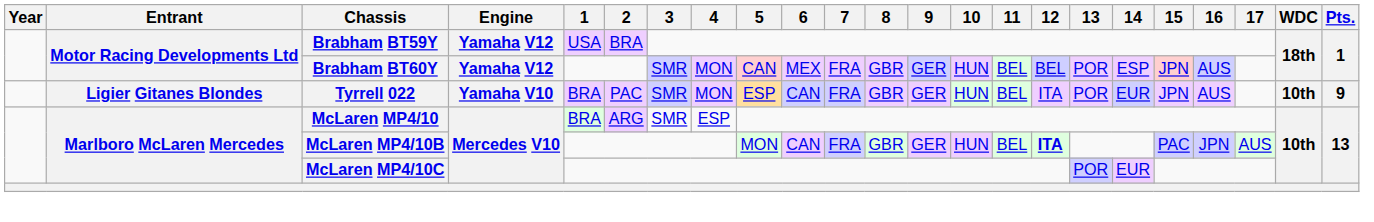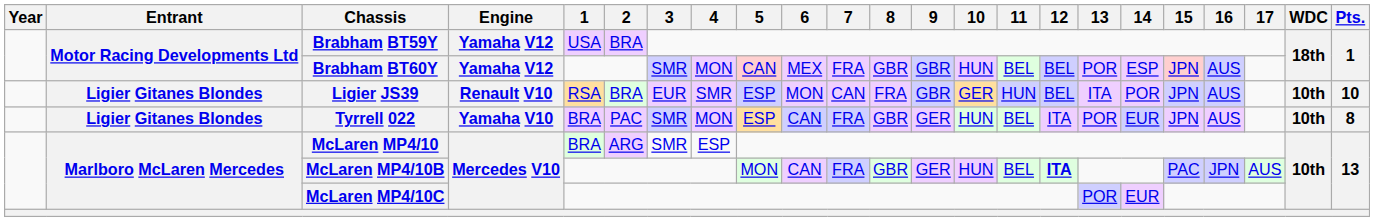(929, 68) GER -> (933, 68) GBR
+ row: (375, 93)
(1340, 93) 9 -> (1350, 119) 8
